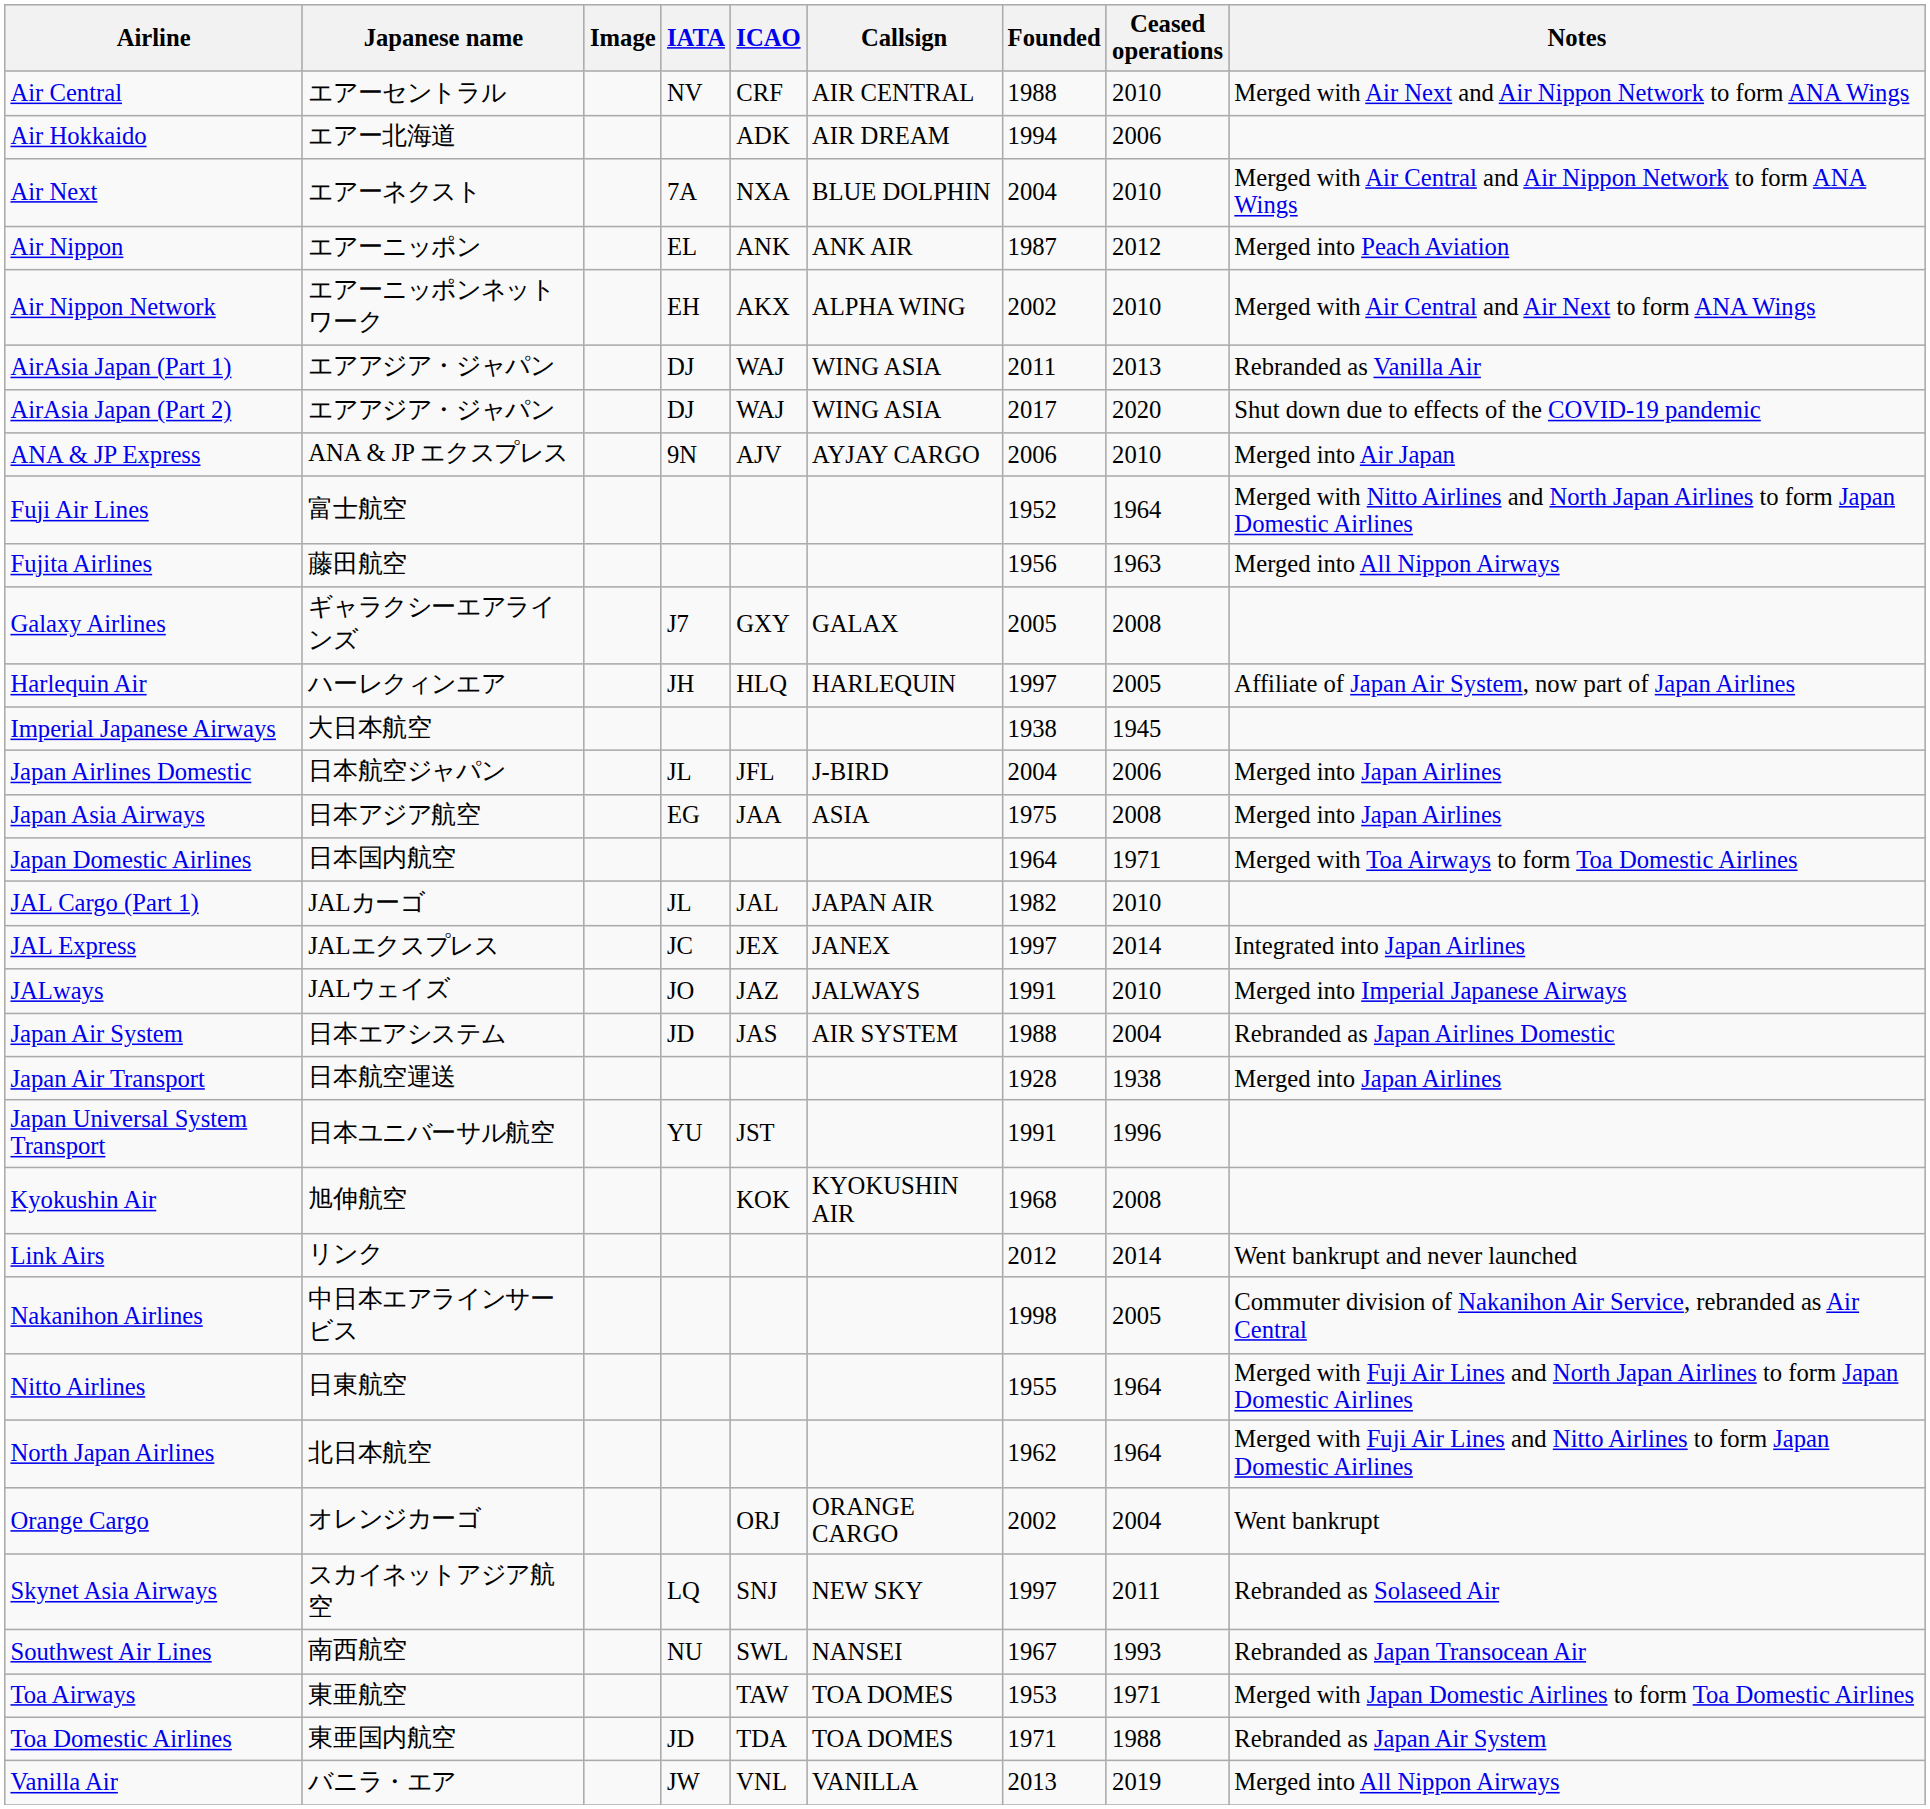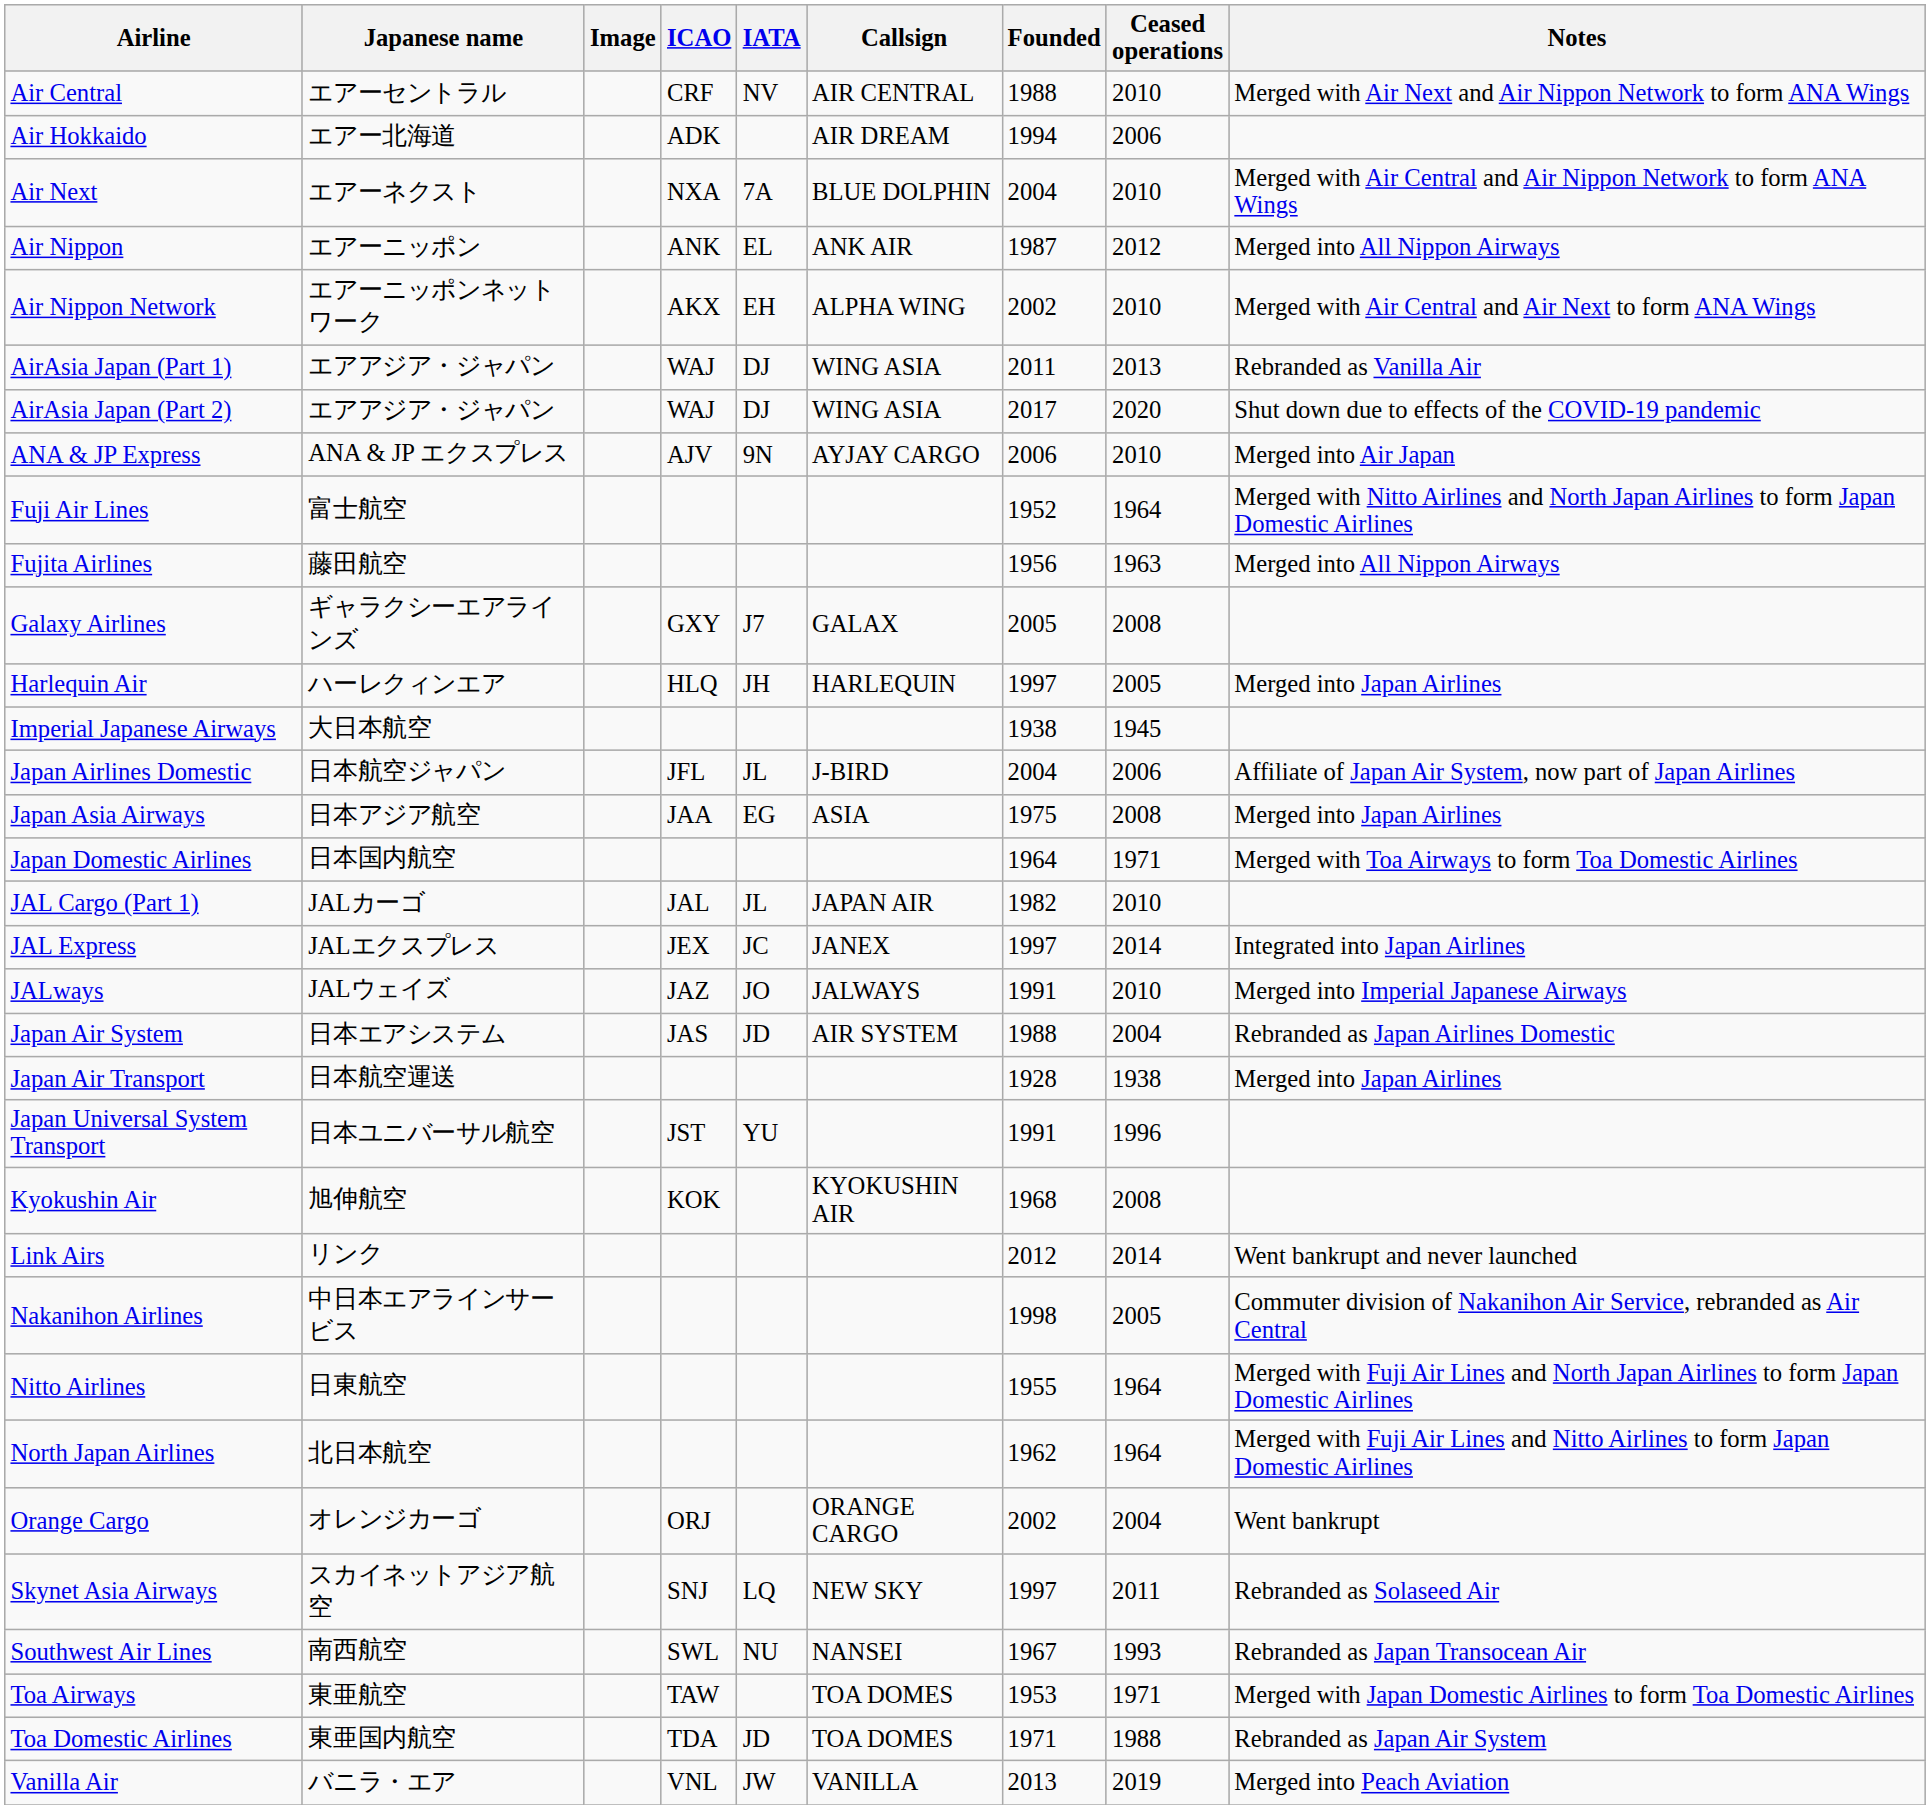columns swapped: (696, 37) <-> (768, 37)
(1372, 247) Merged into Peach Aviation -> (1397, 247) Merged into All Nippon Airways
(1515, 684) Affiliate of Japan Air System, now part of Japan Airlines -> (1368, 684) Merged into Japan Airlines
(1368, 772) Merged into Japan Airlines -> (1515, 772) Affiliate of Japan Air System, now part of Japan Airlines
(1397, 1782) Merged into All Nippon Airways -> (1372, 1782) Merged into Peach Aviation
